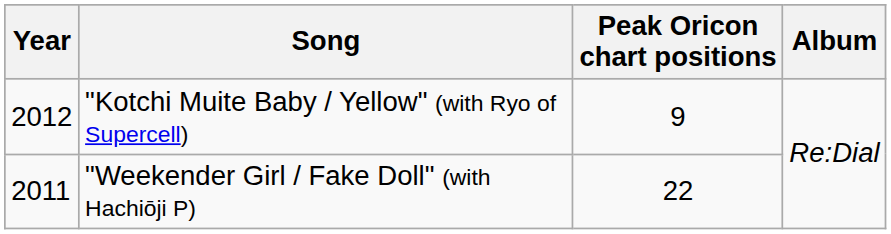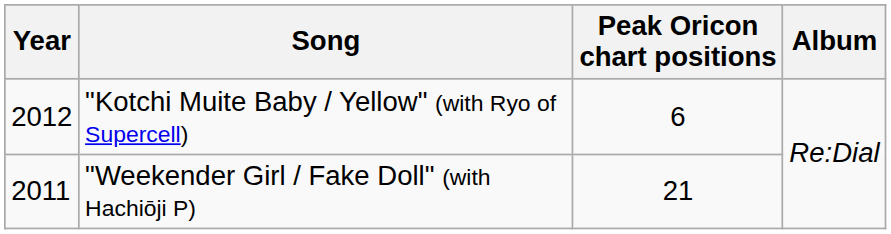(678, 116) 9 -> (678, 116) 6
(678, 191) 22 -> (678, 191) 21
